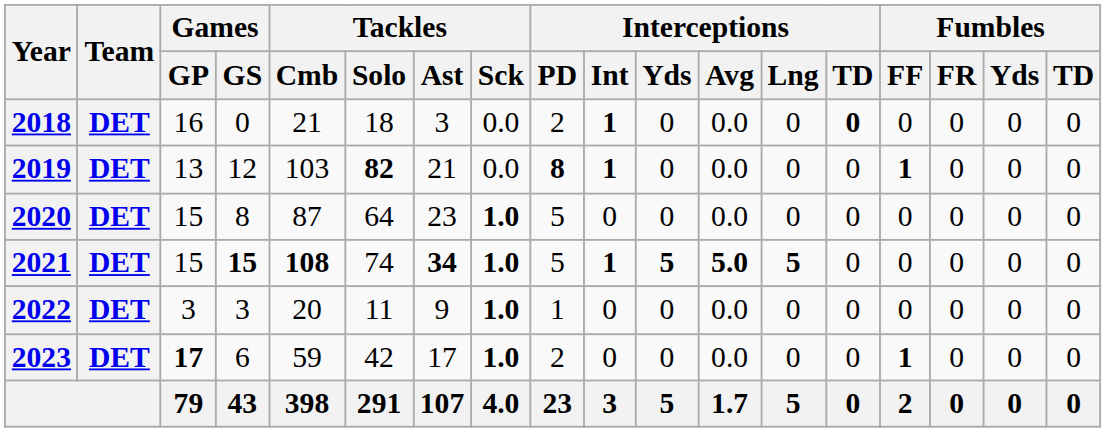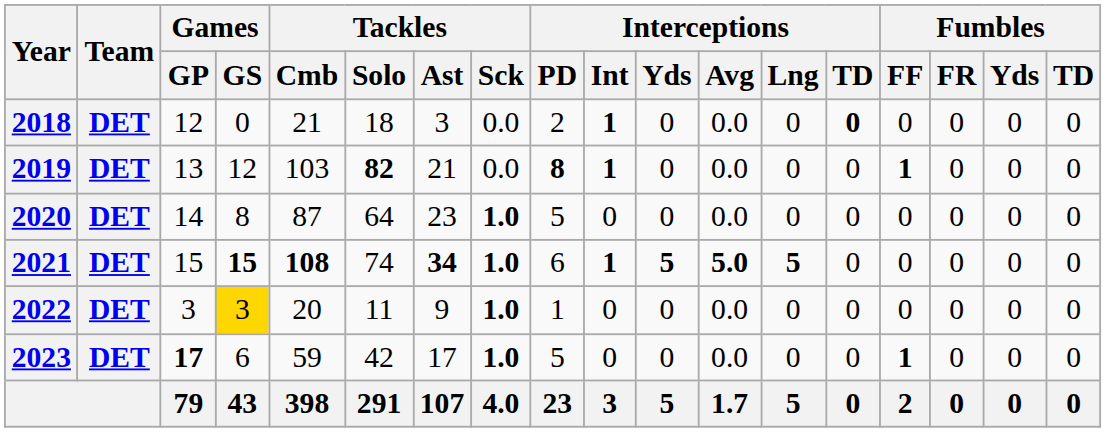(188, 121) 16 -> (188, 121) 12
(188, 215) 15 -> (188, 215) 14
(557, 262) 5 -> (557, 262) 6
(242, 309) no background -> (242, 309) gold background
(557, 356) 2 -> (557, 356) 5
